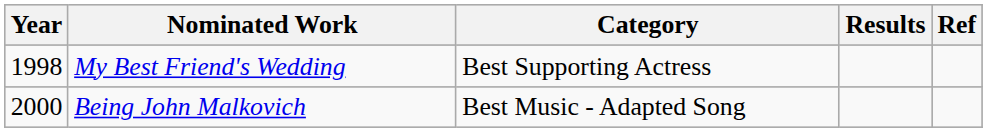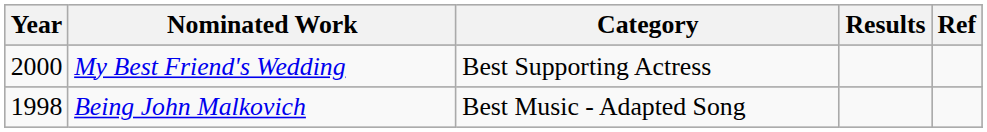(37, 65) 1998 -> (37, 65) 2000
(37, 106) 2000 -> (37, 106) 1998
